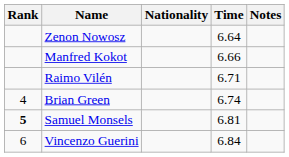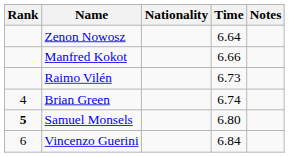(229, 78) 6.71 -> (229, 78) 6.73
(229, 120) 6.81 -> (229, 120) 6.80
